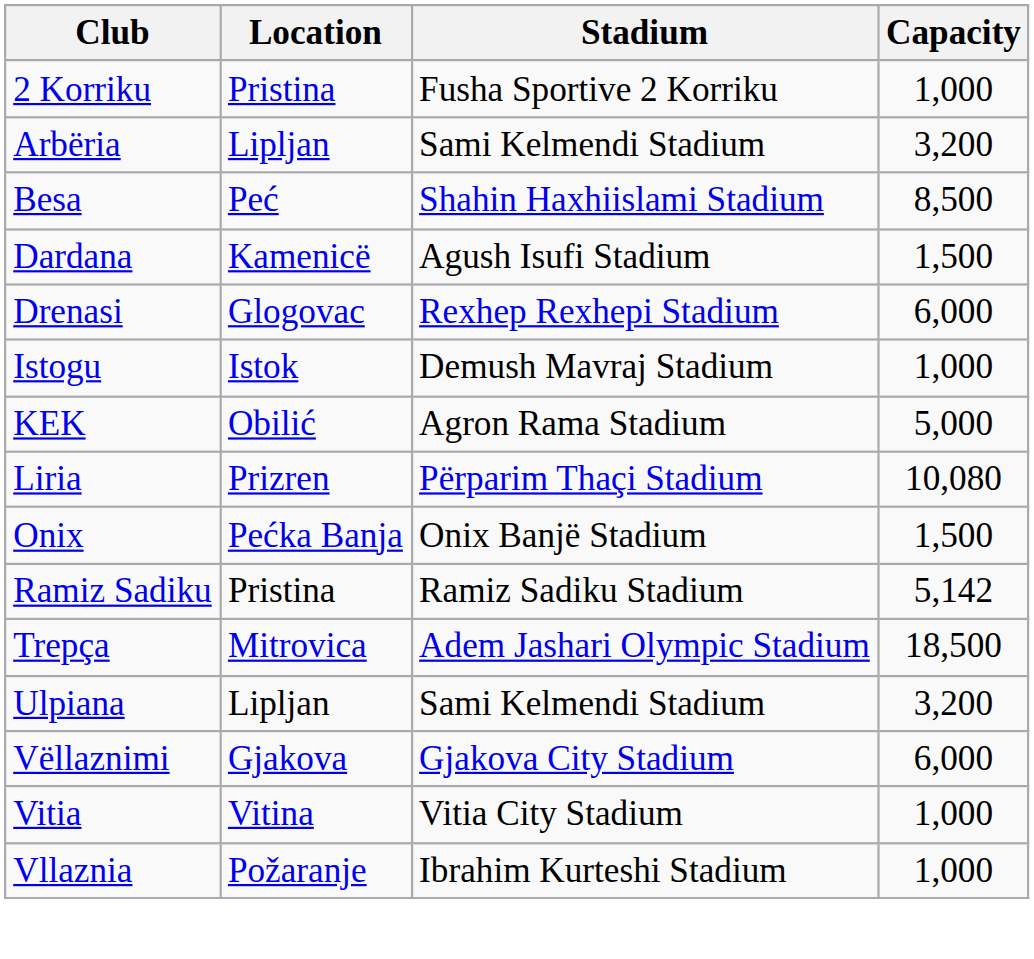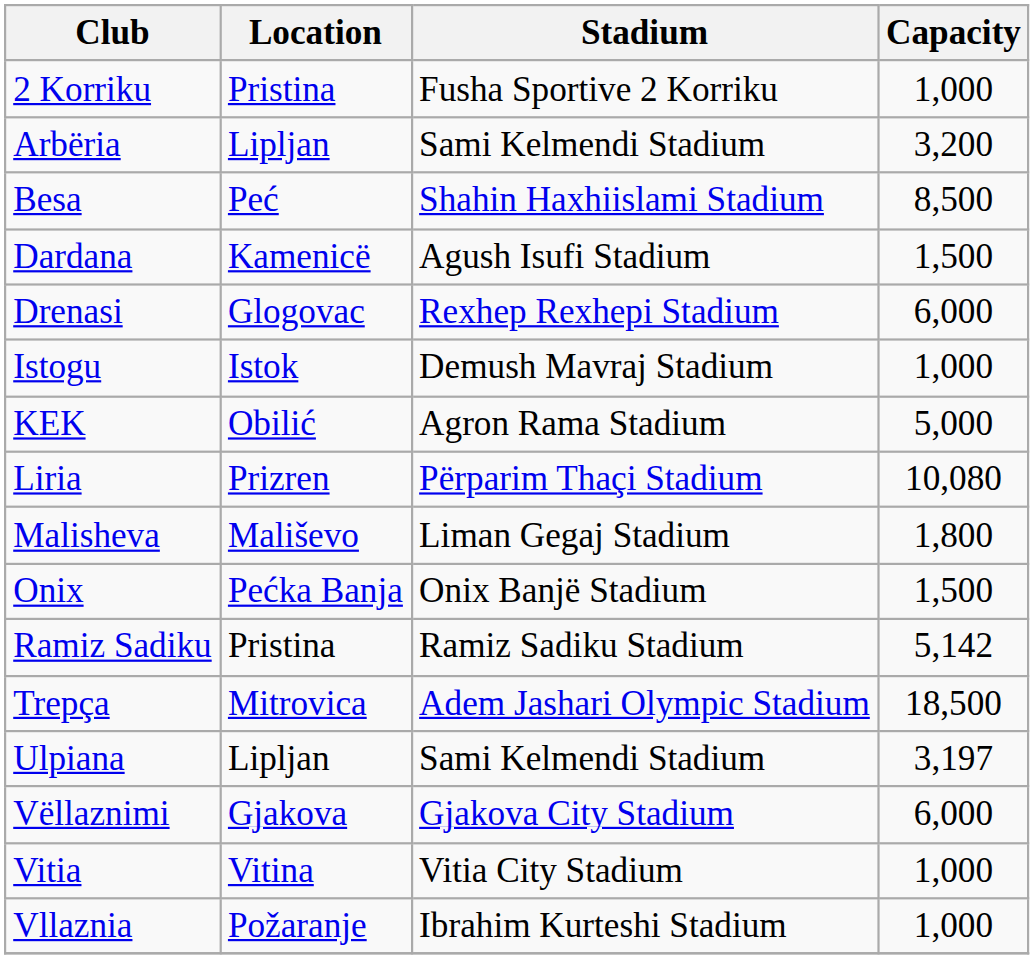+ row: (87, 534)
(953, 702) 3,200 -> (953, 758) 3,197
